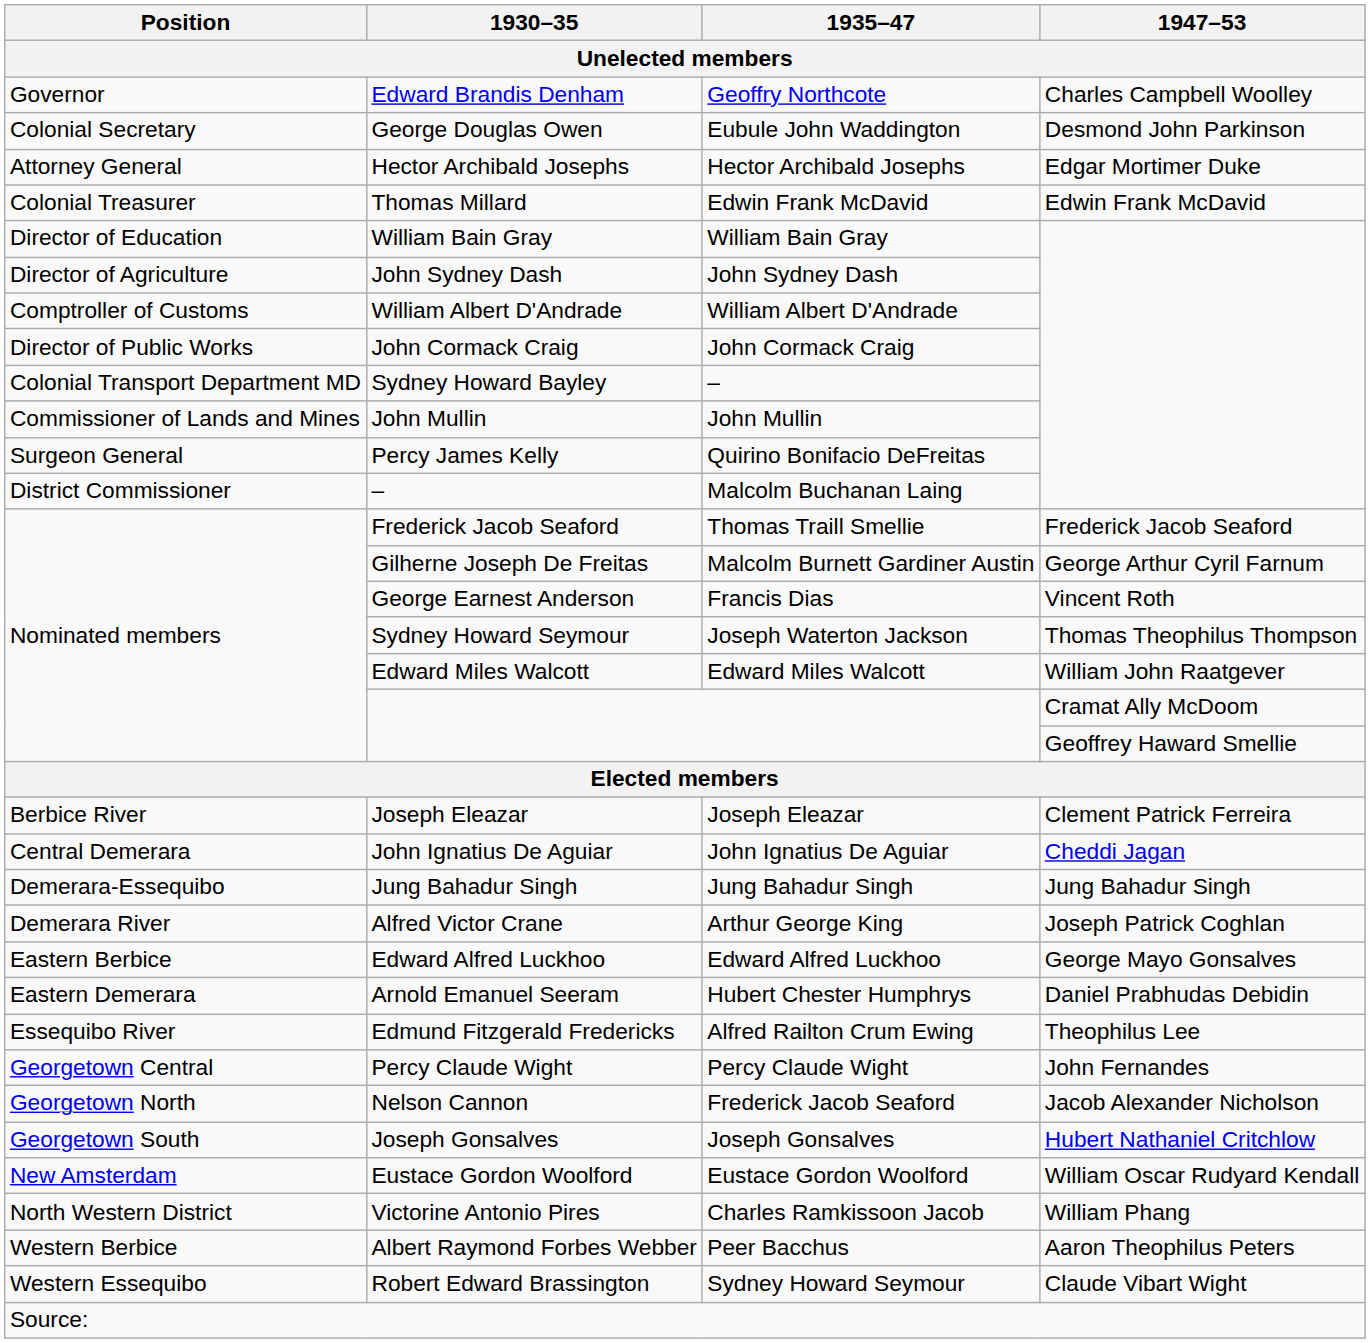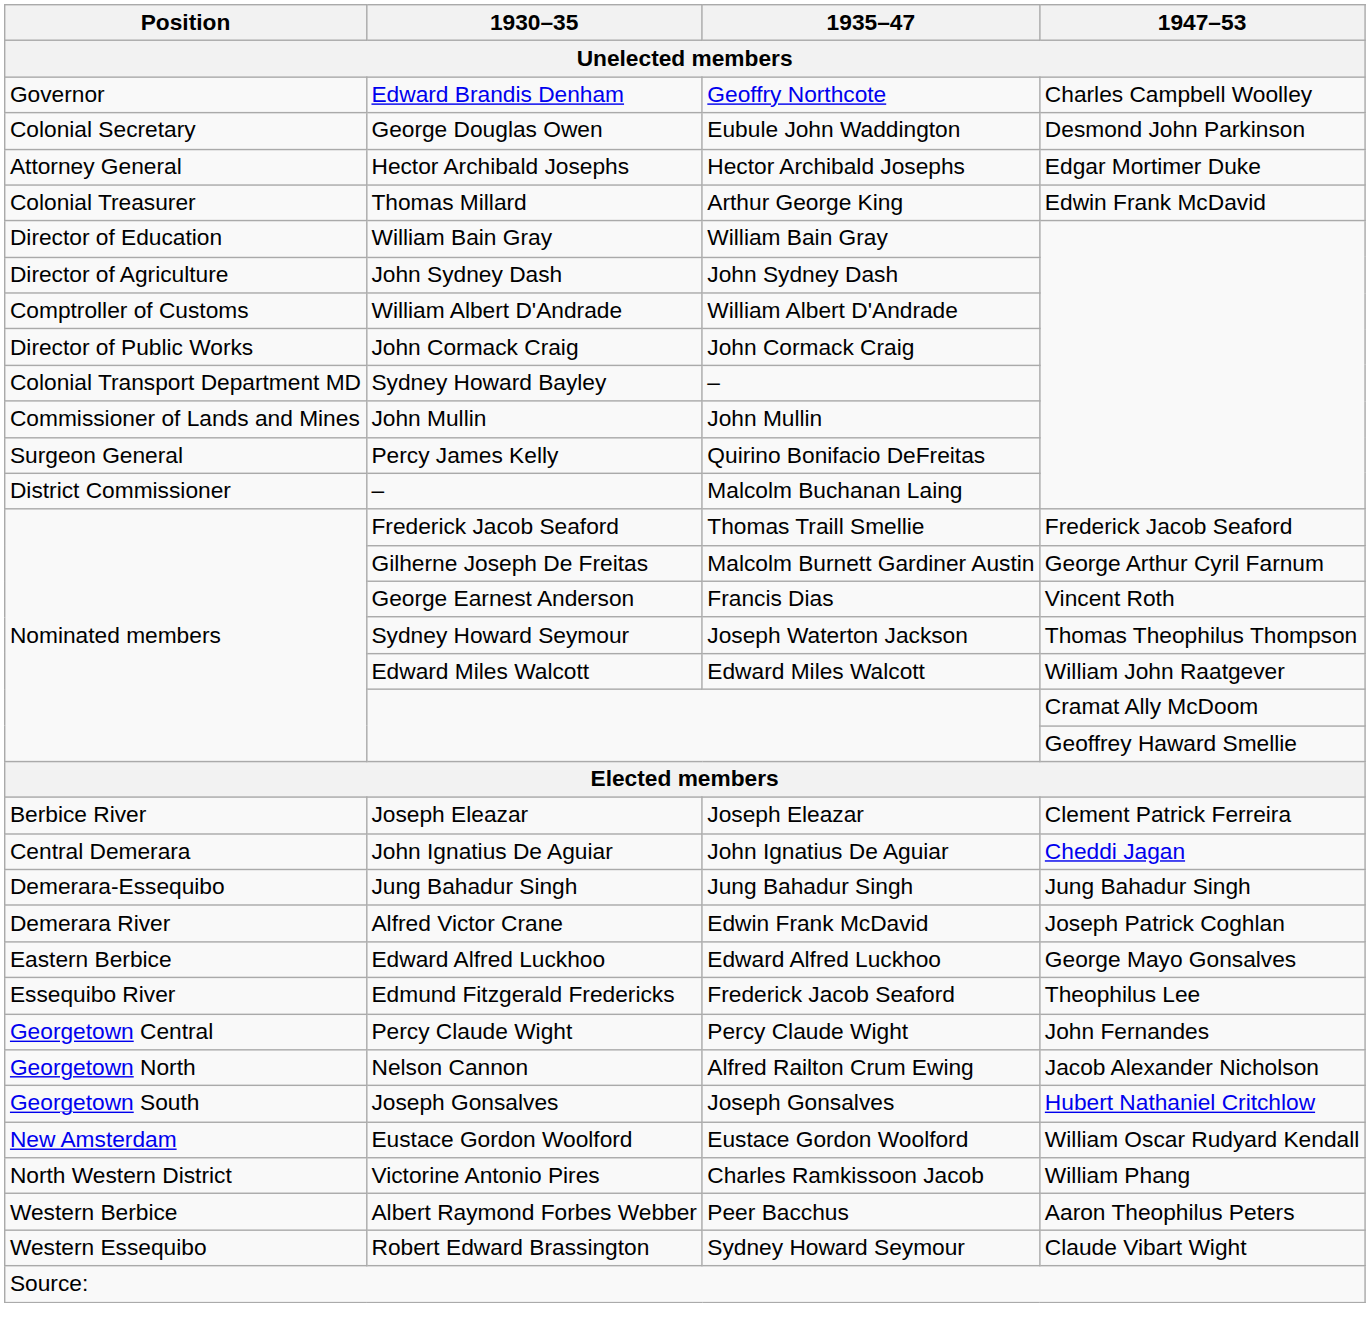(818, 202) Edwin Frank McDavid -> (805, 202) Arthur George King
(805, 923) Arthur George King -> (818, 923) Edwin Frank McDavid
- row: (495, 995)
(841, 1031) Alfred Railton Crum Ewing -> (831, 995) Frederick Jacob Seaford
(831, 1103) Frederick Jacob Seaford -> (841, 1067) Alfred Railton Crum Ewing
